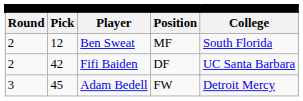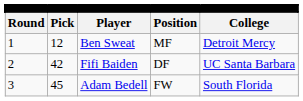(11, 43) 2 -> (11, 43) 1
(238, 43) South Florida -> (239, 43) Detroit Mercy
(239, 85) Detroit Mercy -> (238, 85) South Florida
